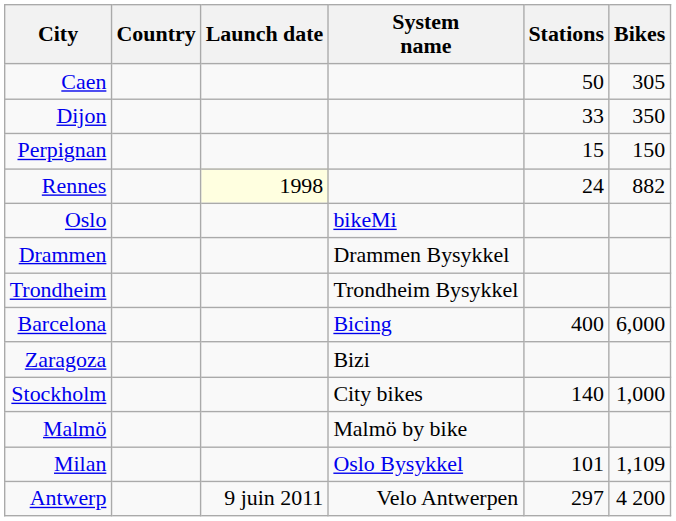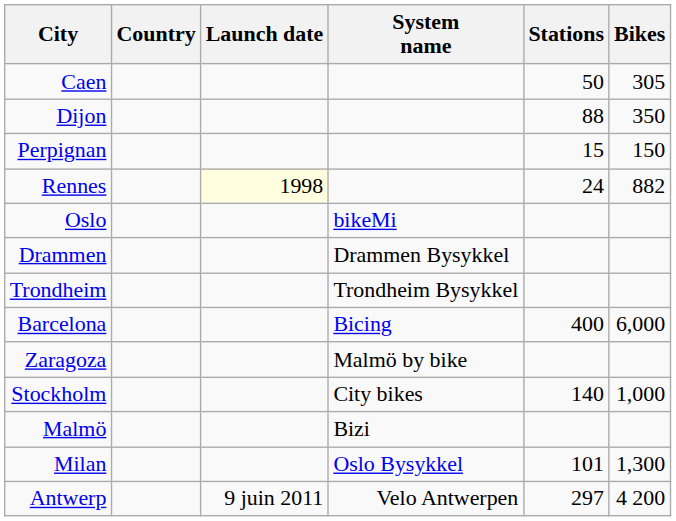(593, 116) 33 -> (593, 116) 88
(352, 359) Bizi -> (400, 359) Malmö by bike
(400, 428) Malmö by bike -> (352, 428) Bizi
(641, 463) 1,109 -> (641, 463) 1,300
